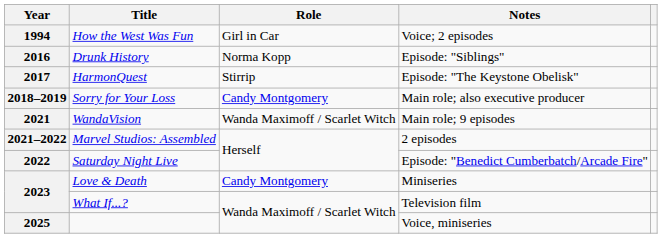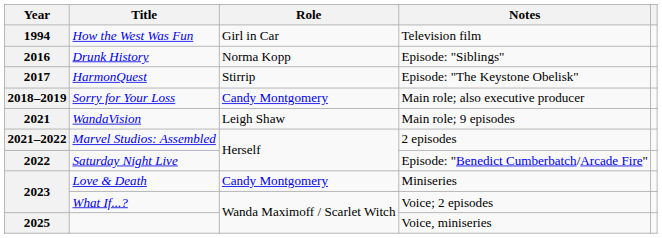(447, 35) Voice; 2 episodes -> (441, 35) Television film
(309, 118) Wanda Maximoff / Scarlet Witch -> (253, 118) Leigh Shaw
(441, 202) Television film -> (447, 202) Voice; 2 episodes
